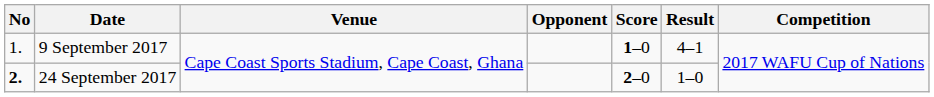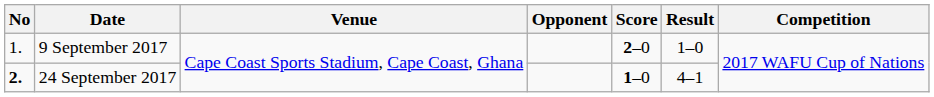(637, 47) 1–0 -> (637, 47) 2–0
(690, 47) 4–1 -> (690, 47) 1–0
(637, 77) 2–0 -> (637, 77) 1–0
(690, 77) 1–0 -> (690, 77) 4–1
